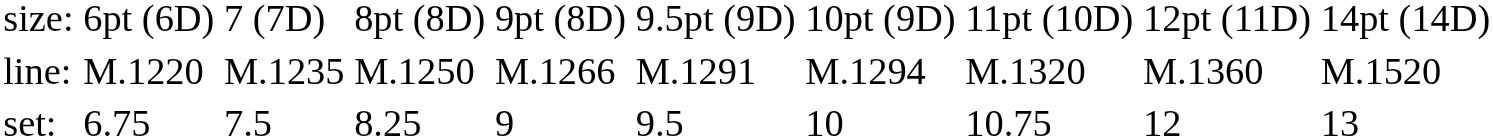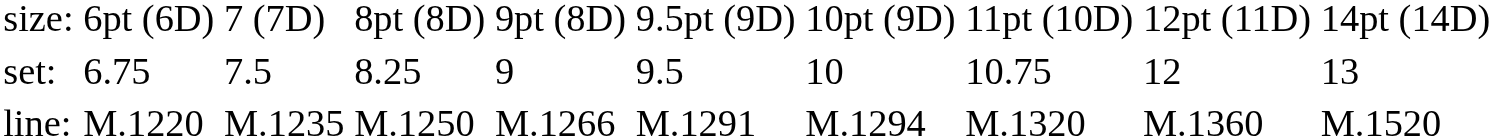rows swapped: (30, 123) <-> (37, 70)
